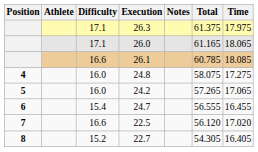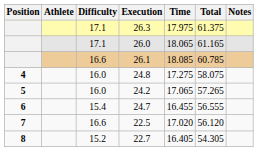columns swapped: (238, 12) <-> (178, 12)
